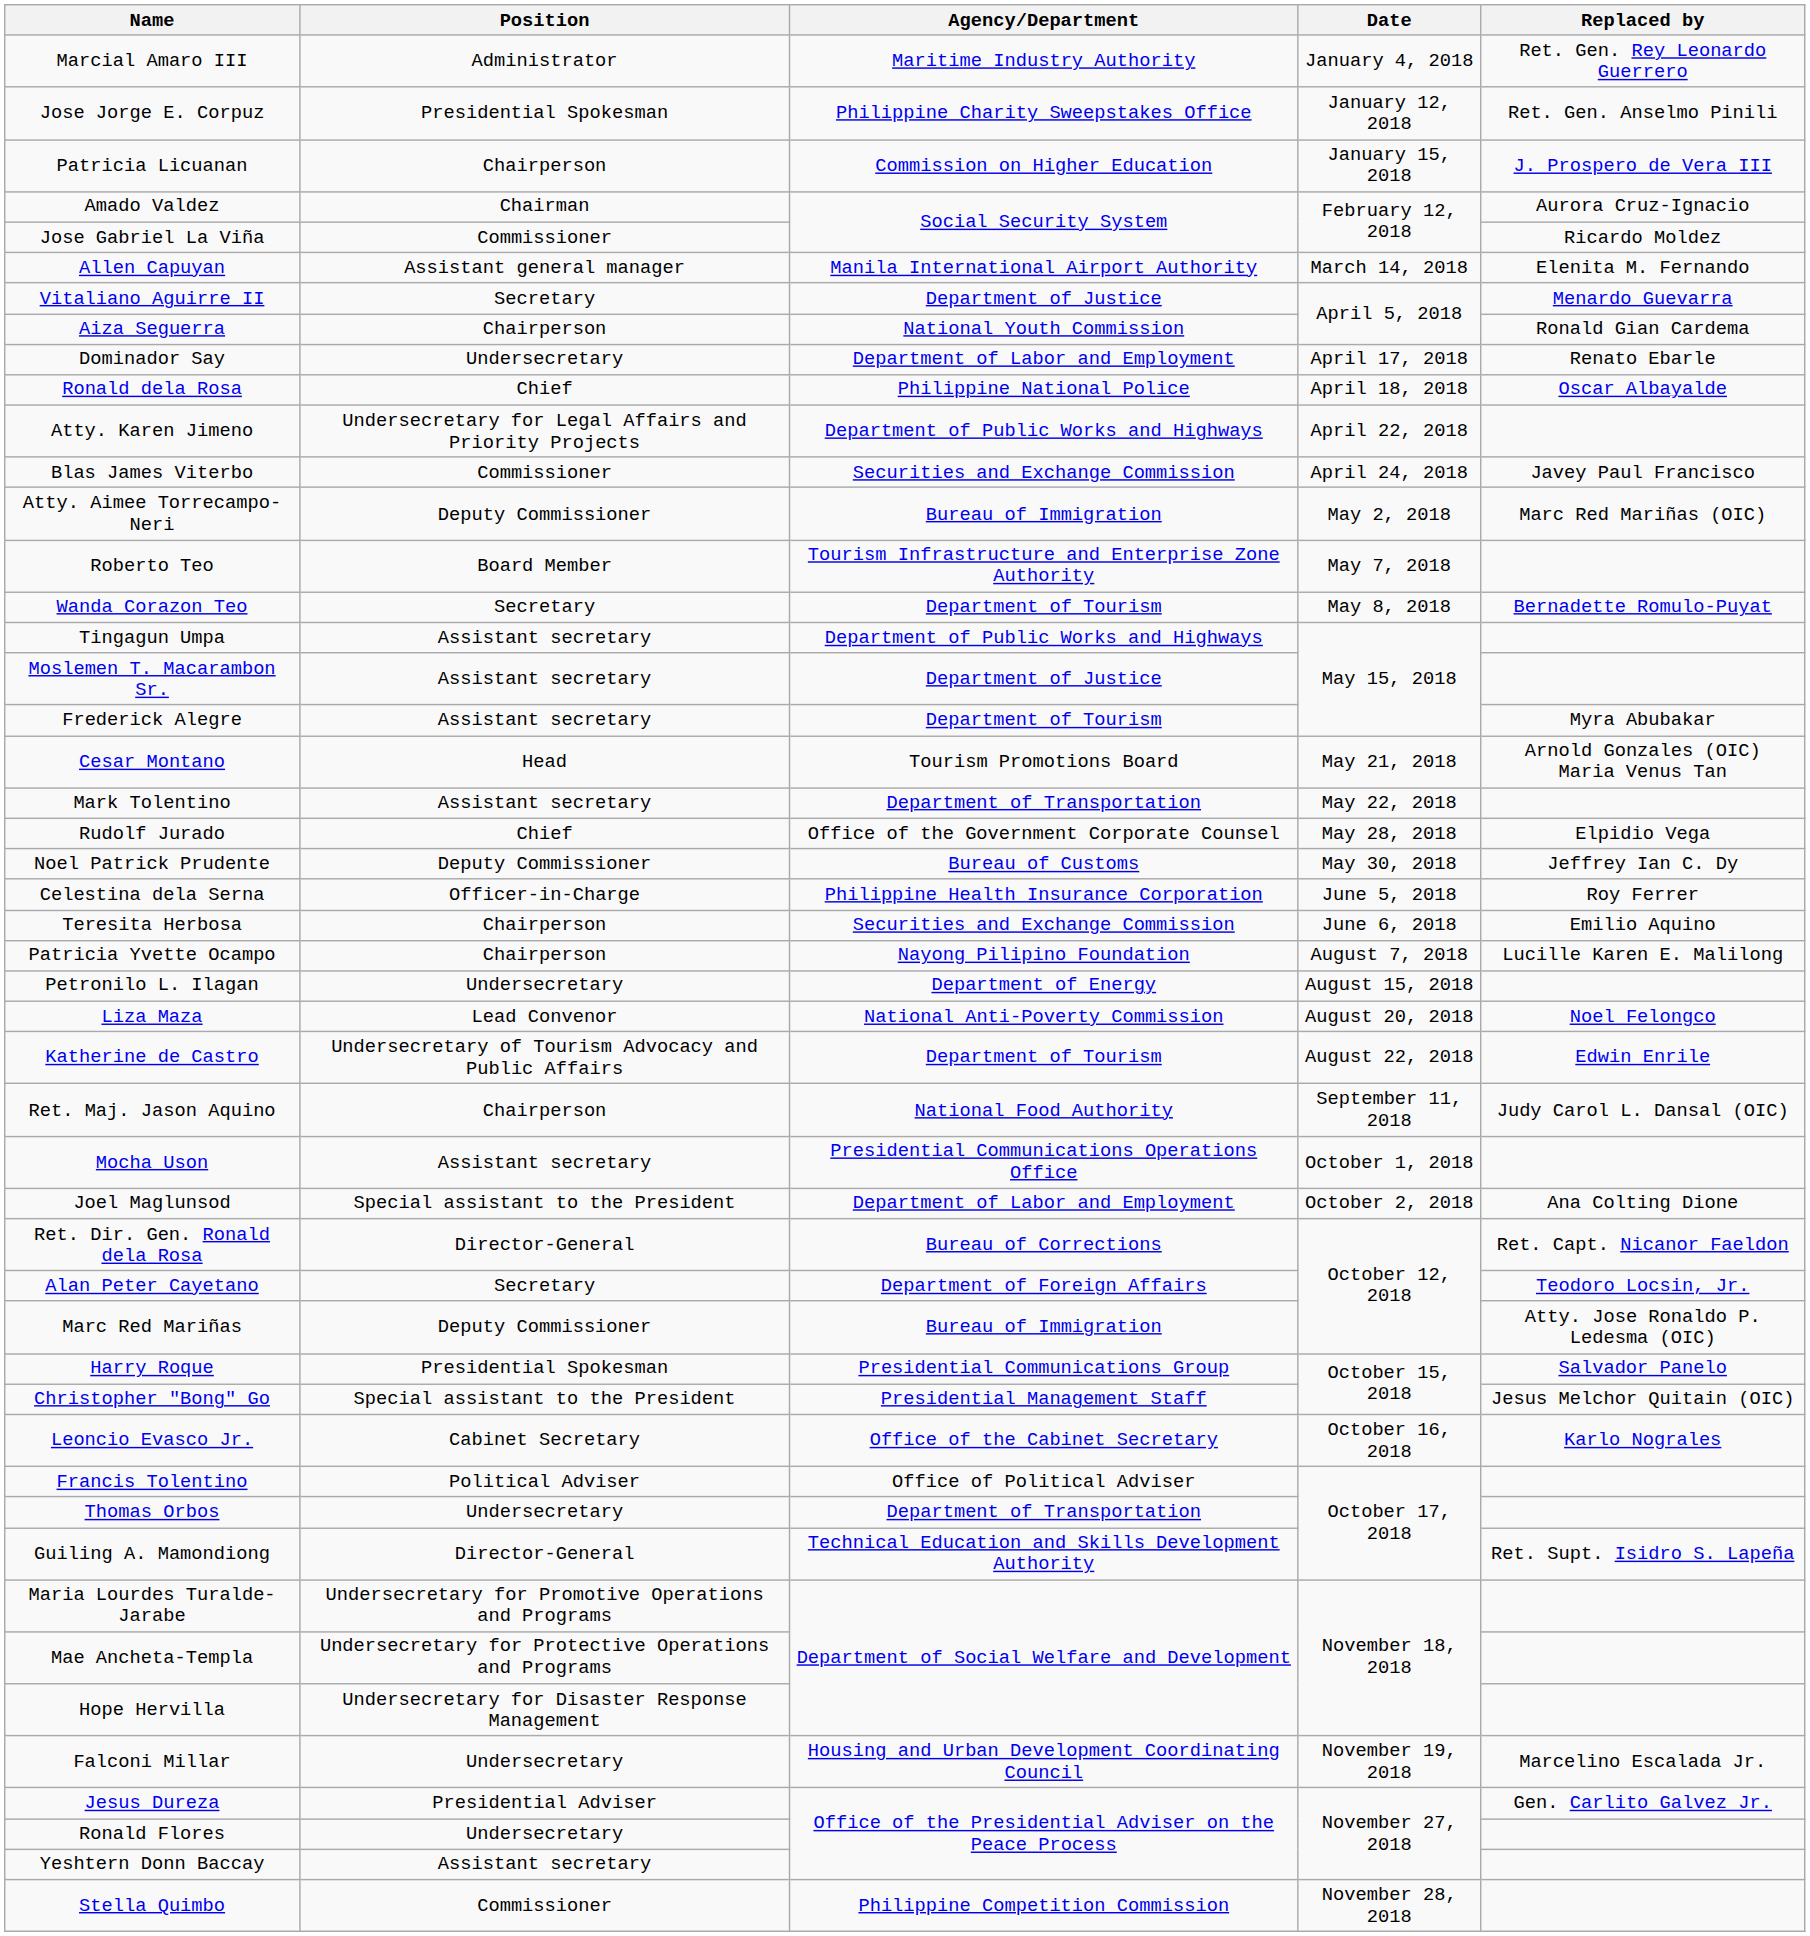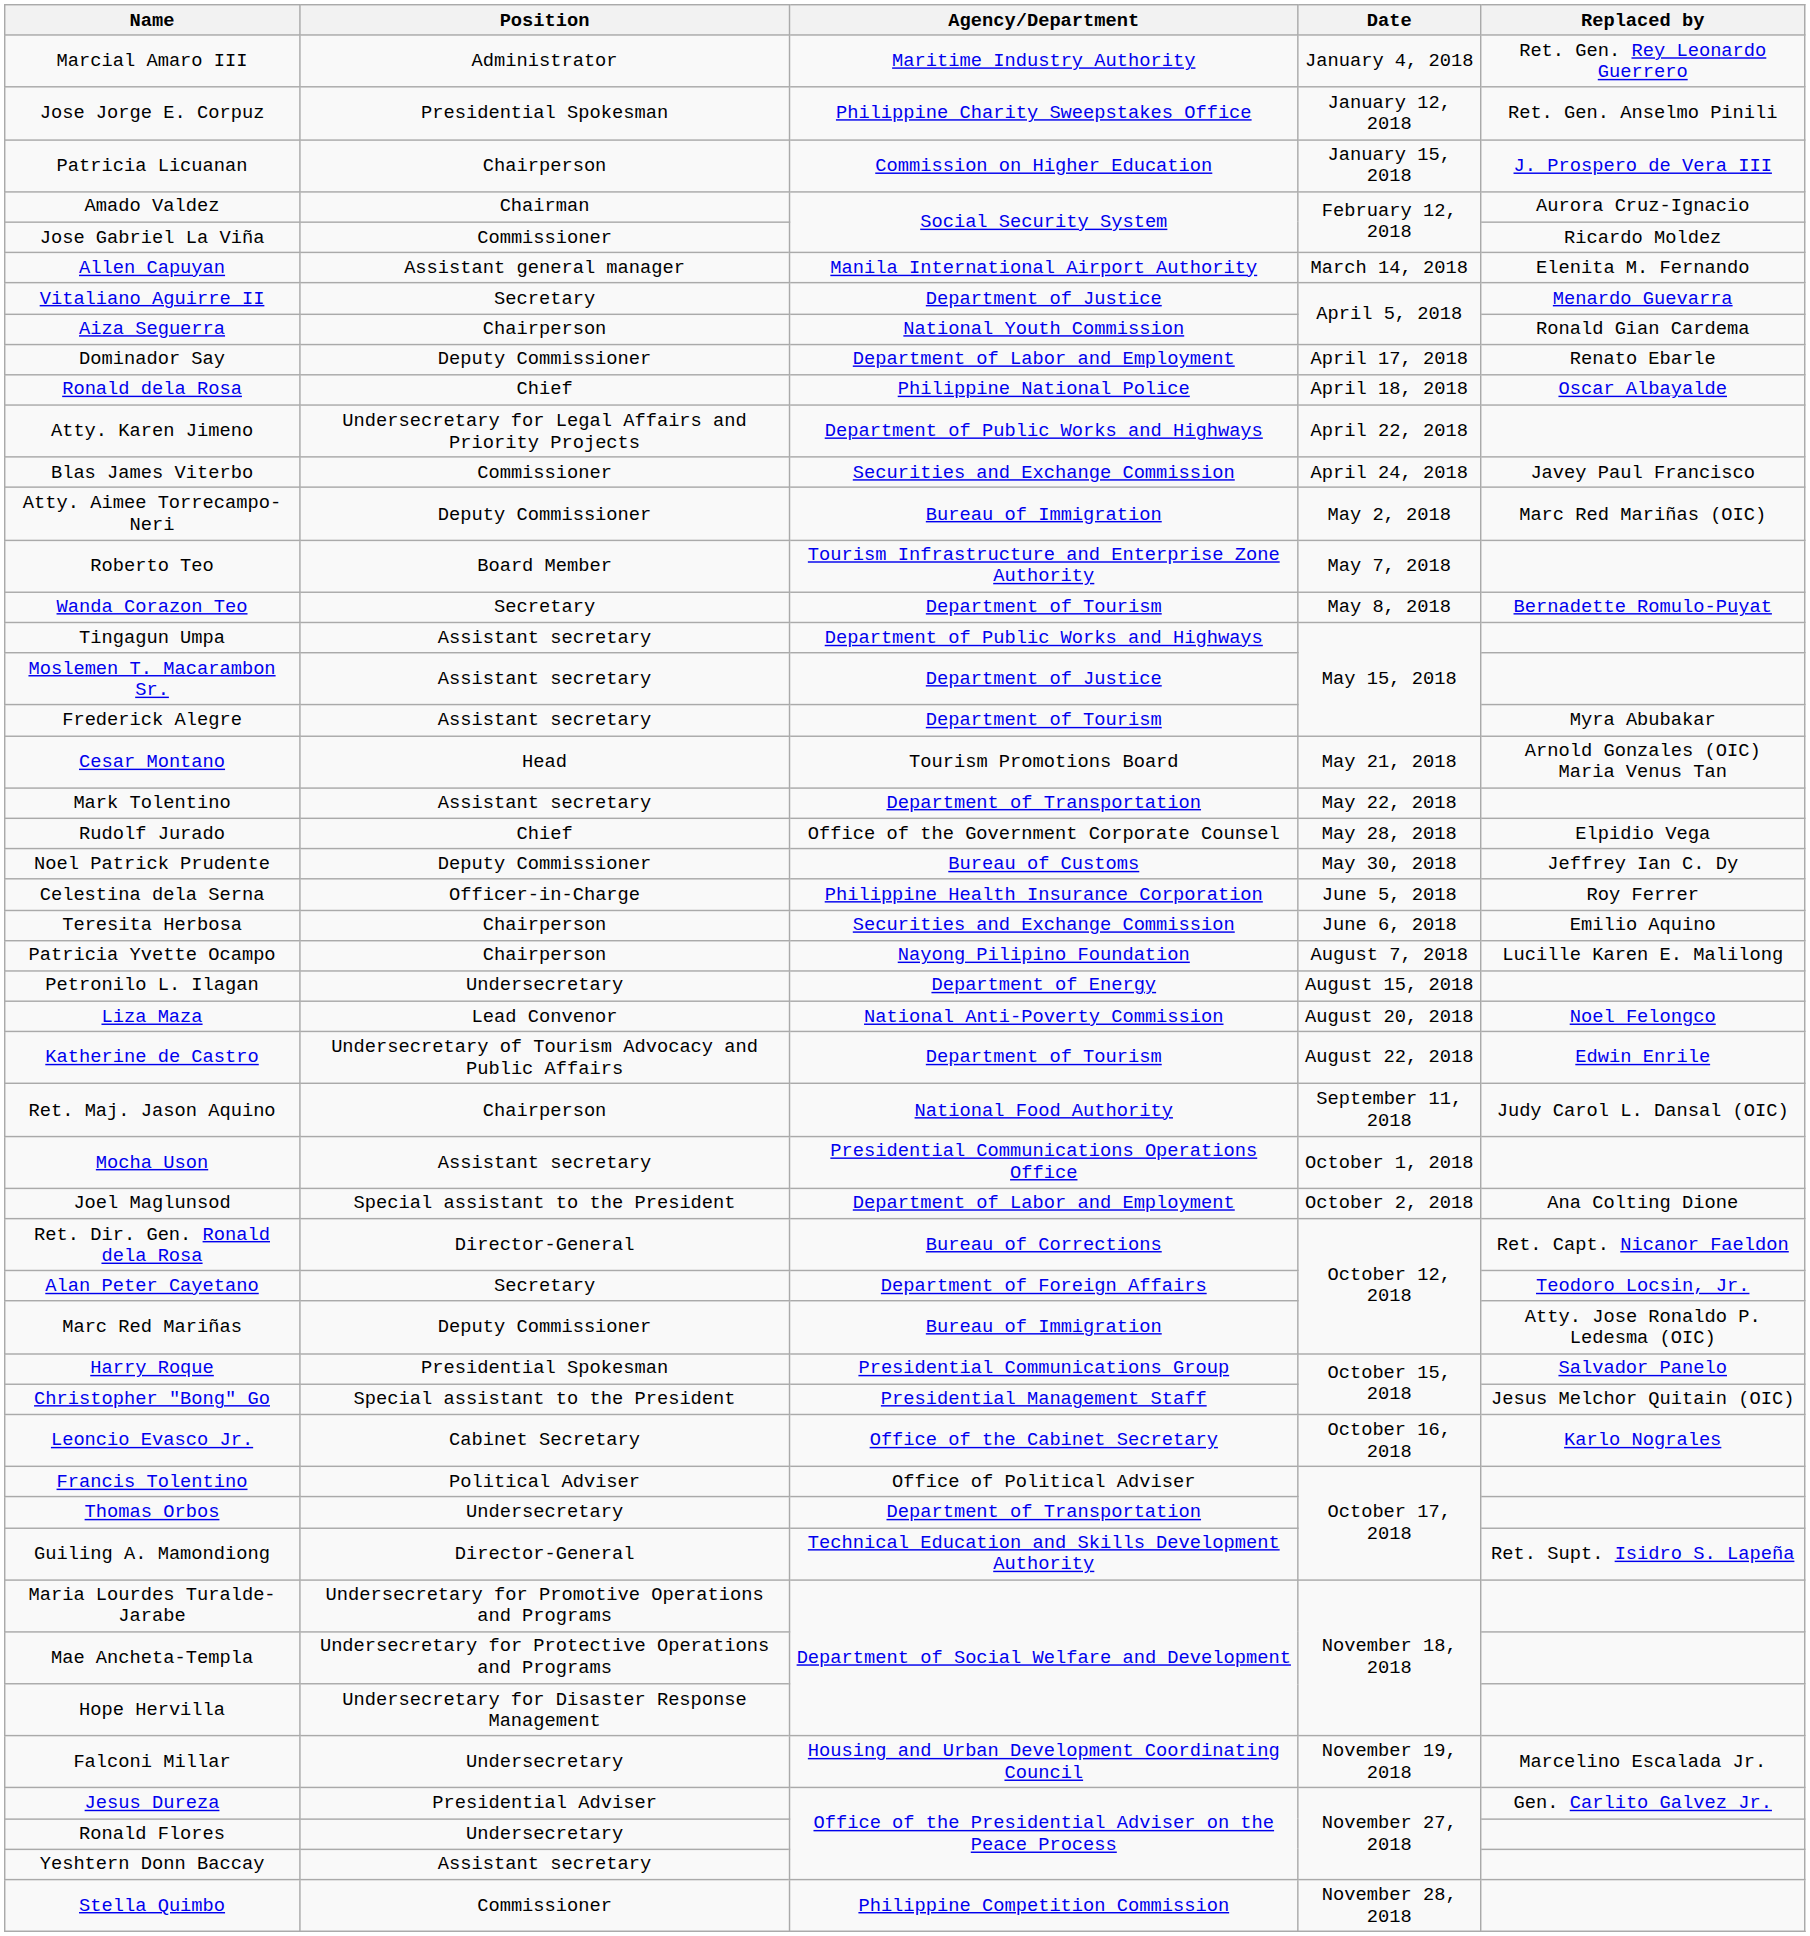(545, 359) Undersecretary -> (545, 359) Deputy Commissioner
